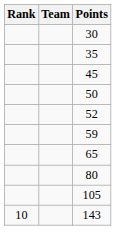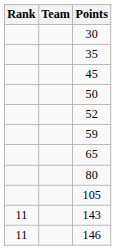(21, 215) 10 -> (21, 215) 11
+ row: (92, 235)
